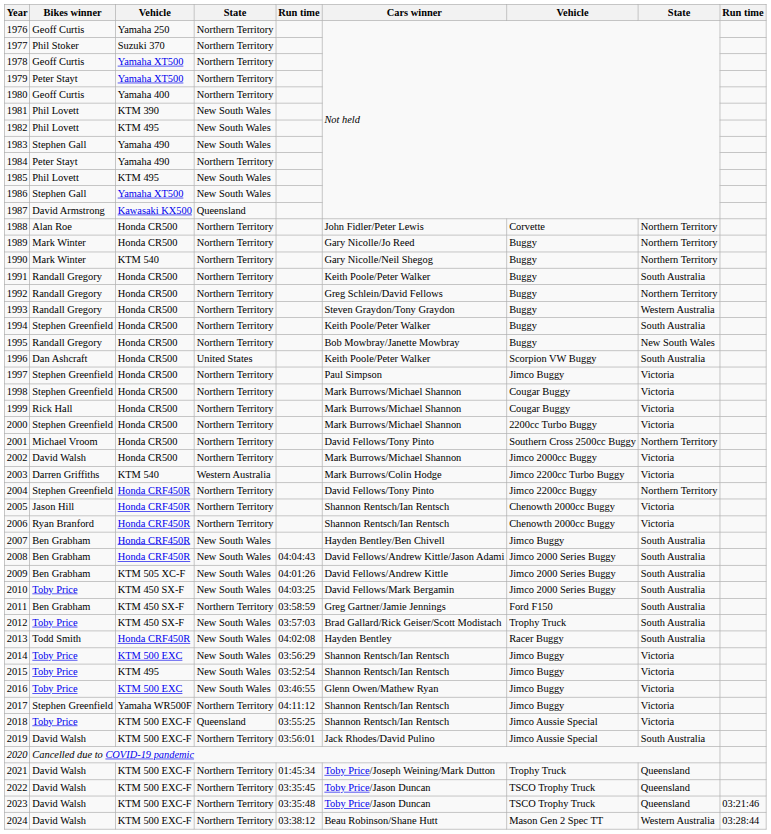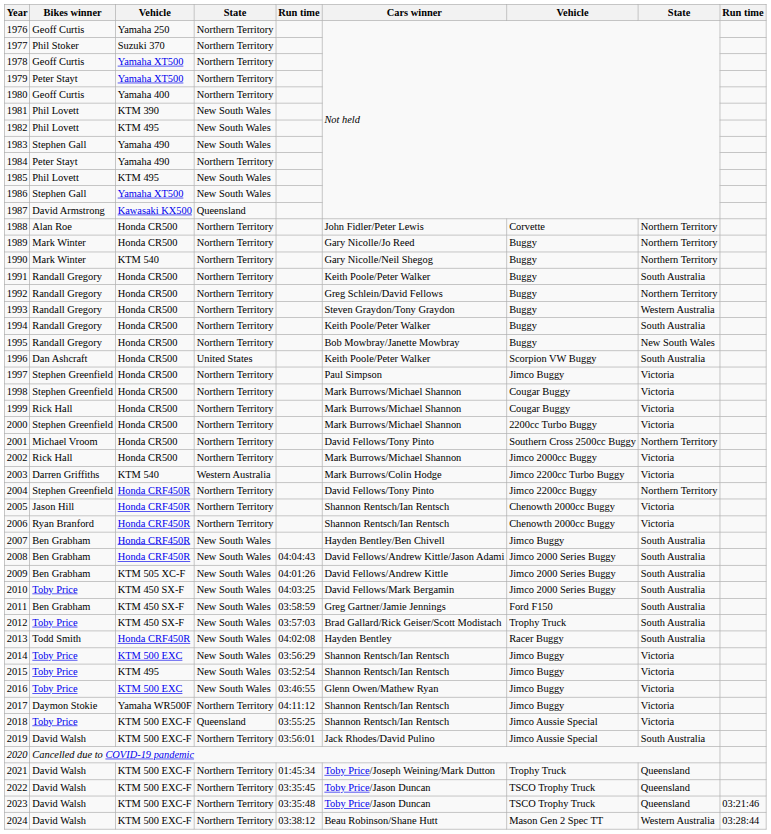(73, 326) Stephen Greenfield -> (67, 326) Randall Gregory
(59, 458) David Walsh -> (52, 458) Rick Hall
(235, 606) Northern Territory -> (234, 606) New South Wales
(73, 705) Stephen Greenfield -> (65, 705) Daymon Stokie
